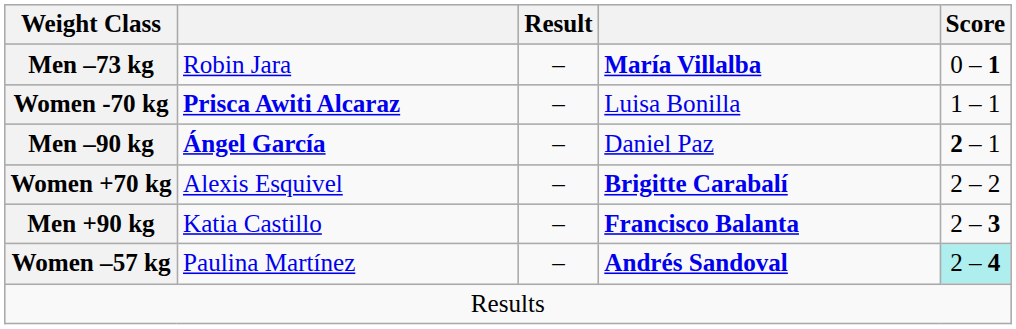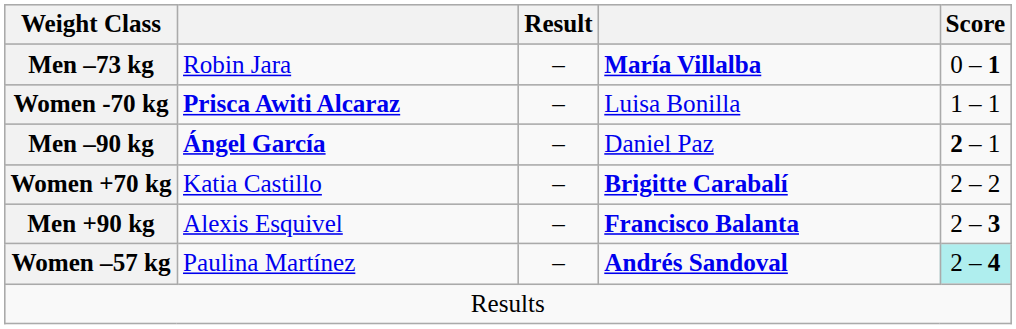(263, 183) Alexis Esquivel -> (252, 183) Katia Castillo
(252, 223) Katia Castillo -> (263, 223) Alexis Esquivel
